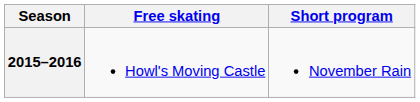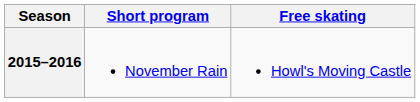columns swapped: (342, 16) <-> (177, 16)
